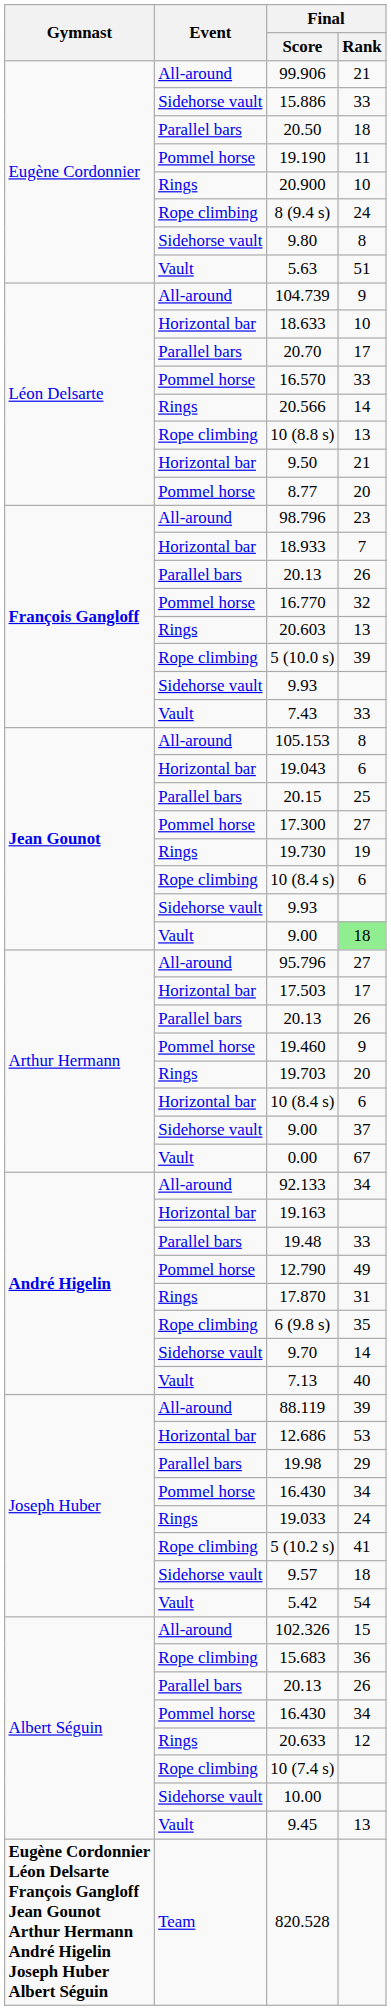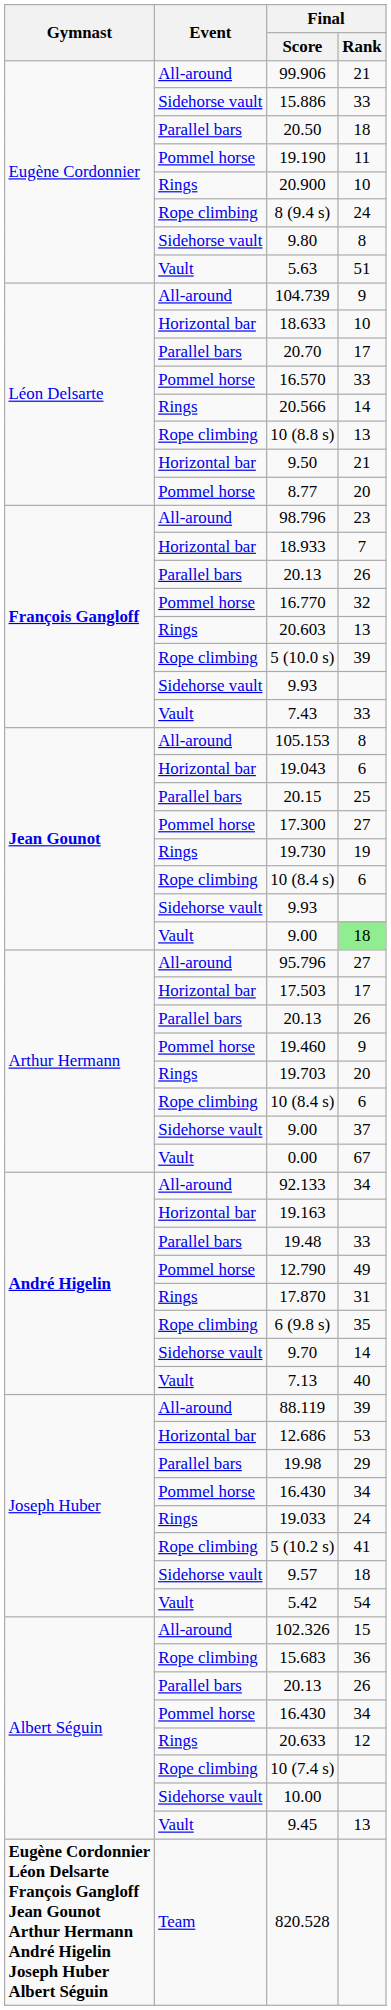(207, 1102) Horizontal bar -> (208, 1102) Rope climbing
